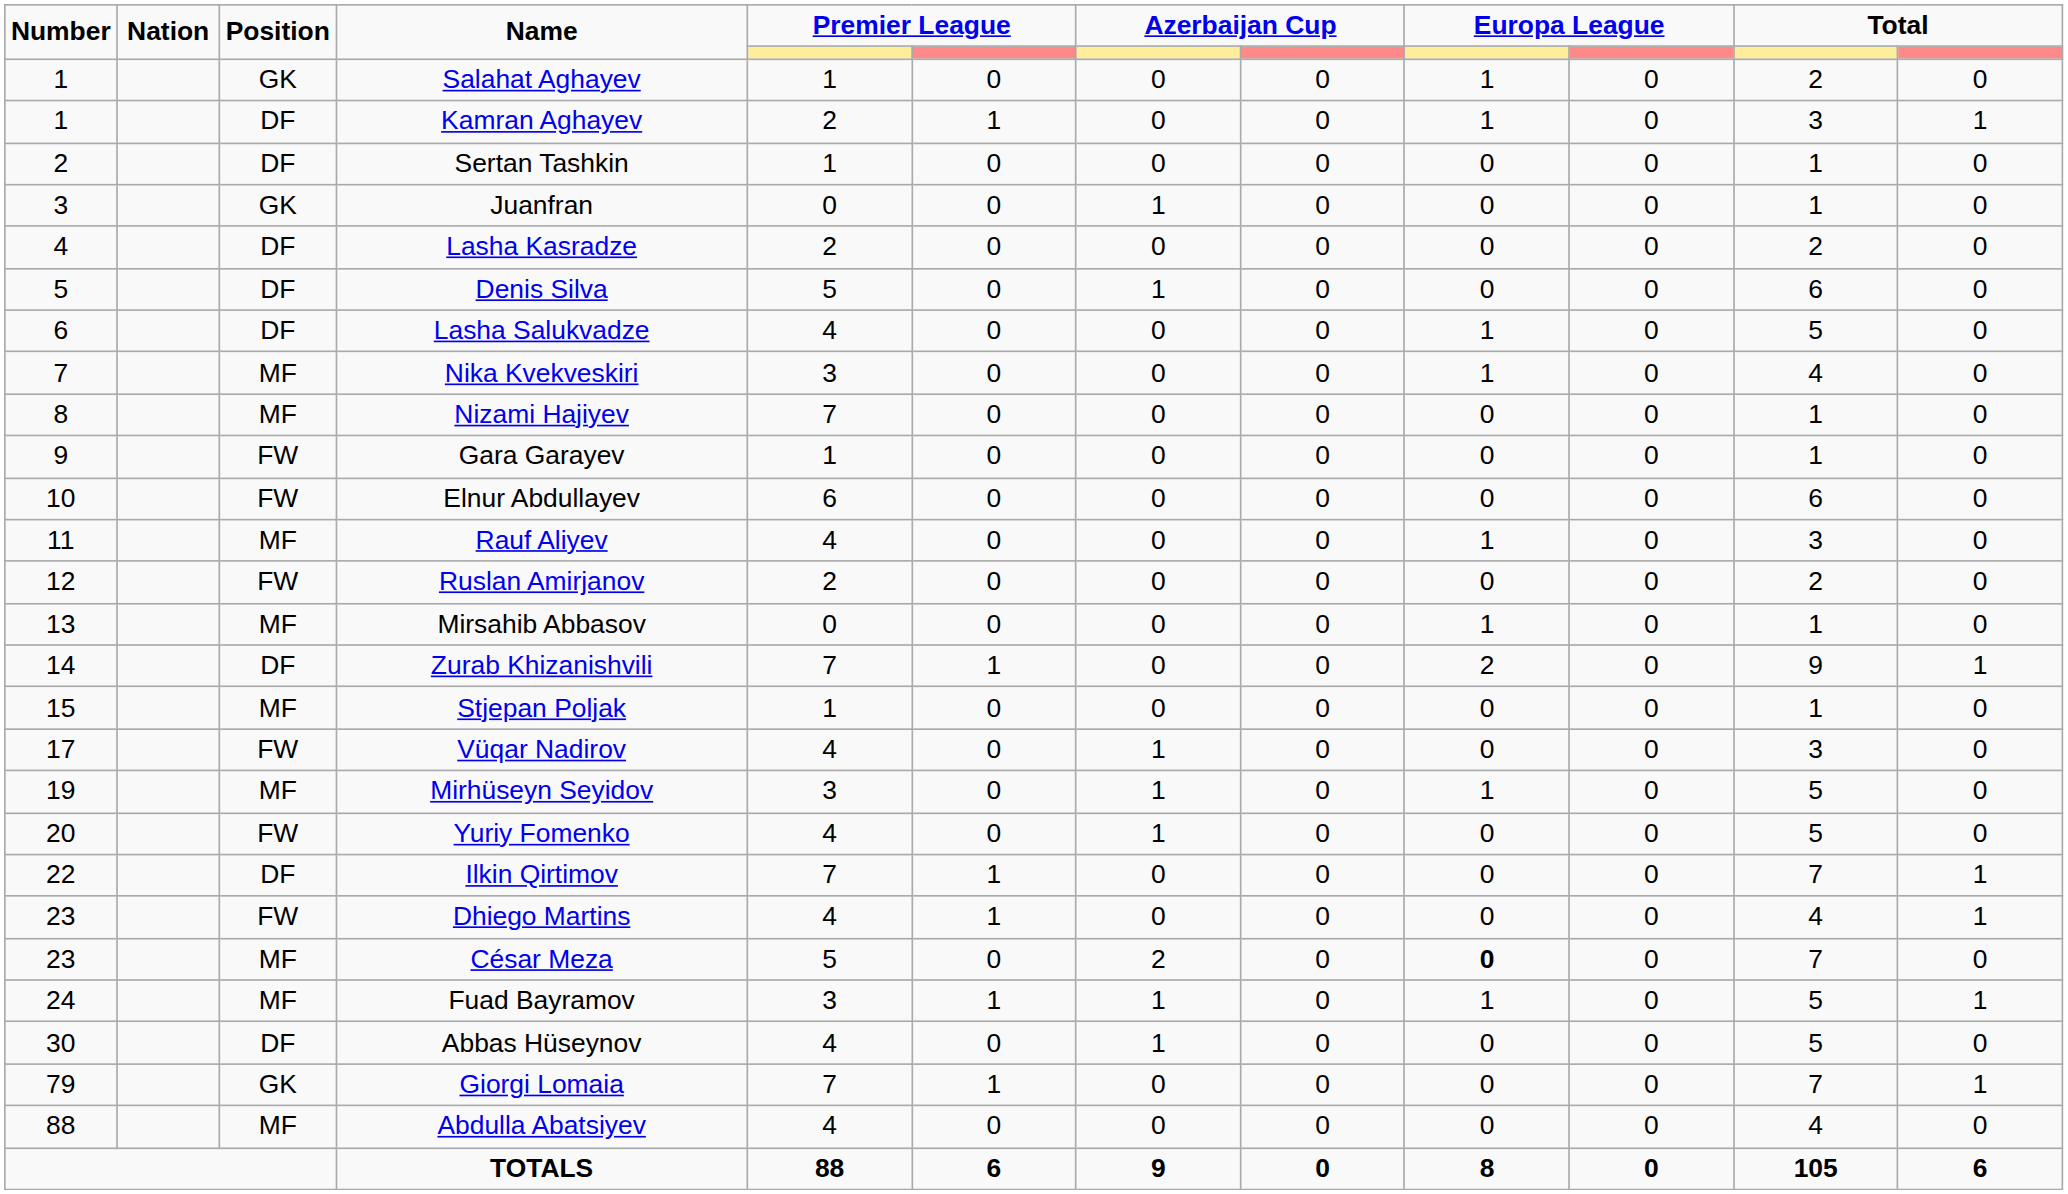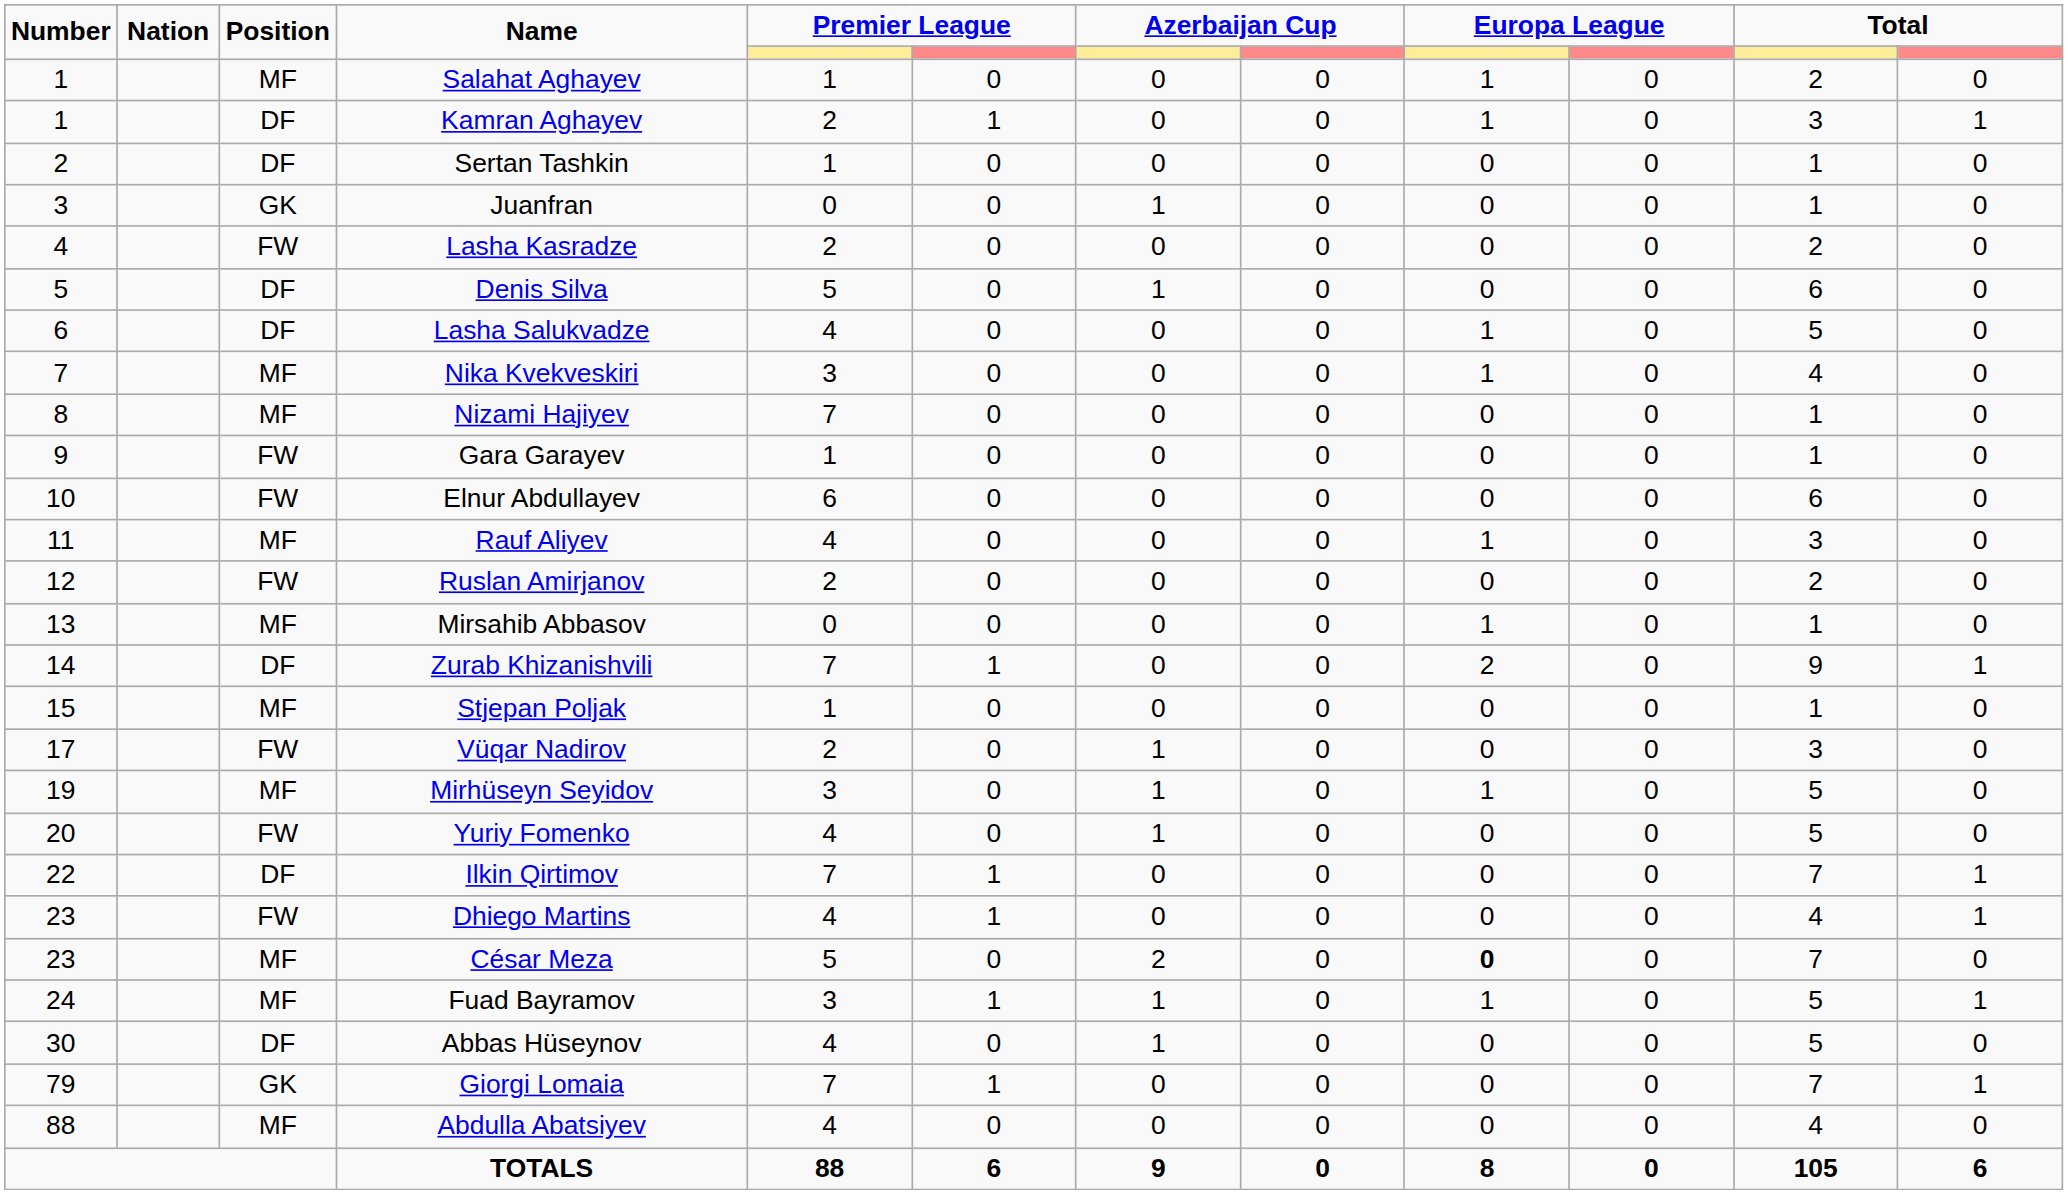(278, 79) GK -> (278, 79) MF
(278, 246) DF -> (278, 246) FW
(830, 749) 4 -> (830, 749) 2
